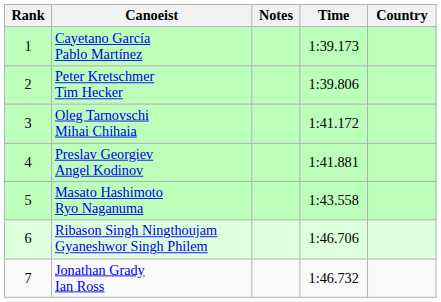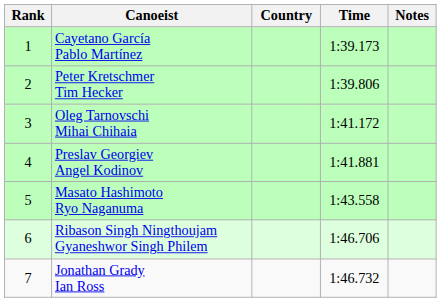columns swapped: (402, 15) <-> (276, 15)
